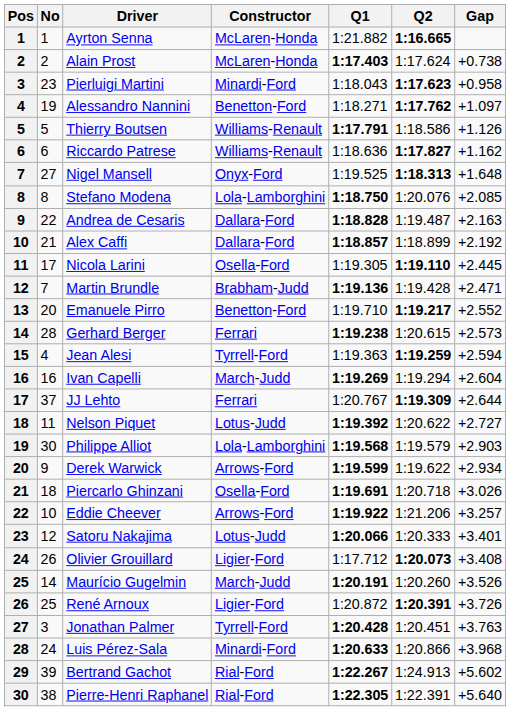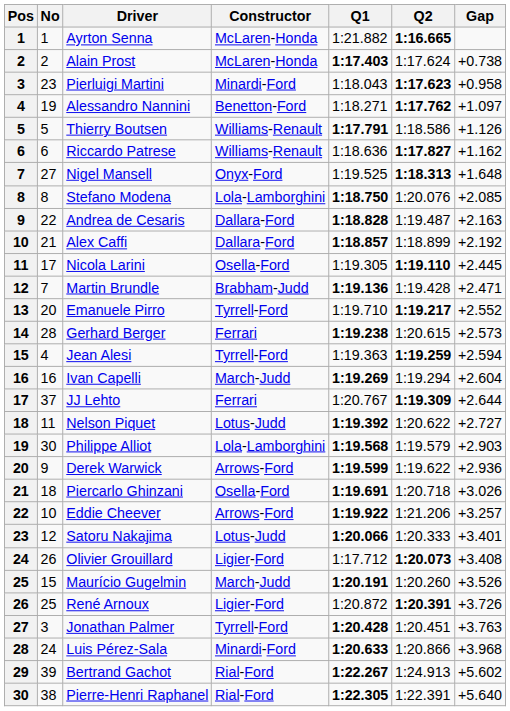(261, 310) Benetton-Ford -> (251, 310) Tyrrell-Ford
(480, 468) +2.934 -> (480, 468) +2.936
(49, 581) 14 -> (49, 581) 15
